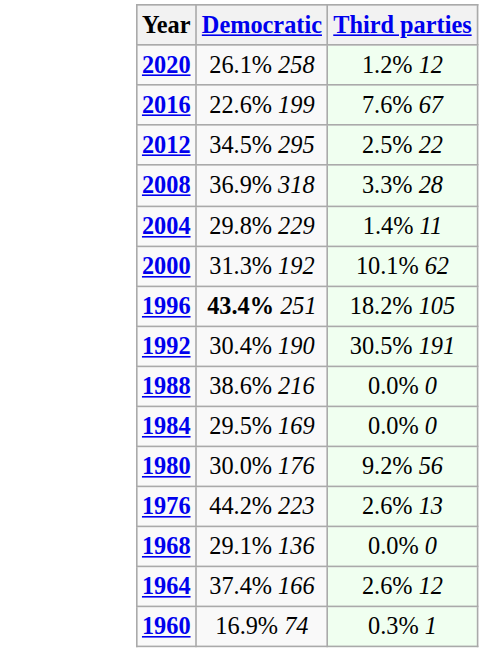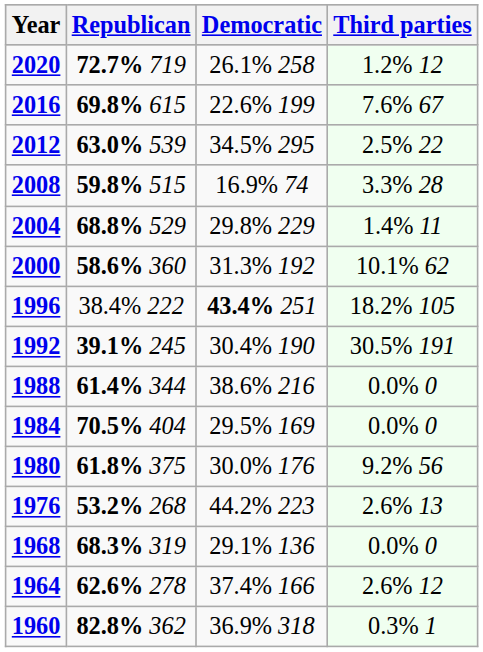+ column: (131, 24)
(262, 185) 36.9% 318 -> (262, 185) 16.9% 74
(262, 626) 16.9% 74 -> (262, 626) 36.9% 318
